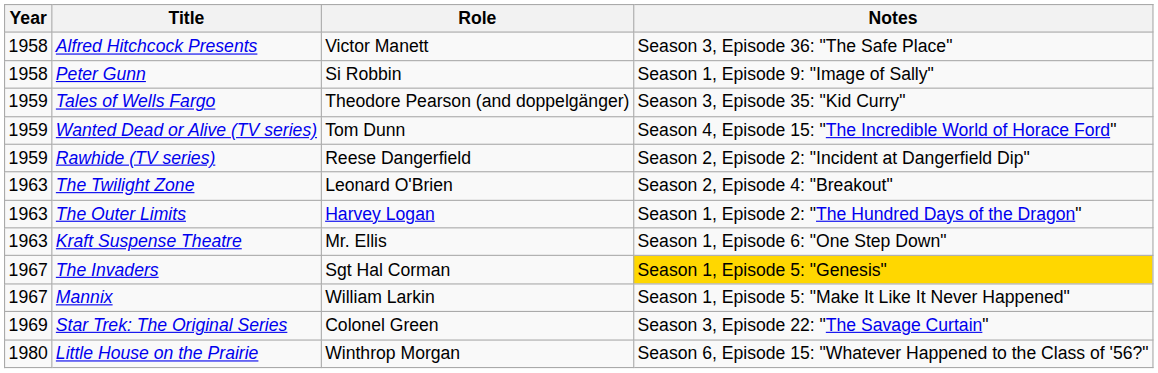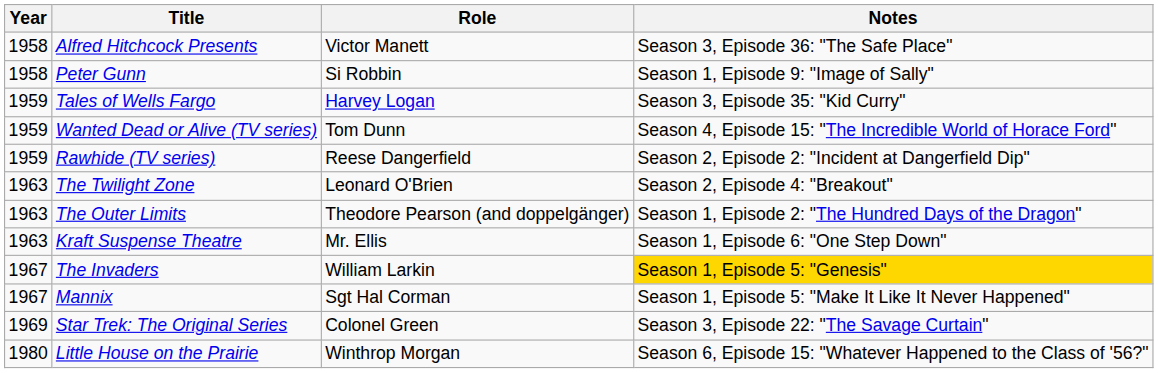(477, 102) Theodore Pearson (and doppelgänger) -> (380, 102) Harvey Logan
(380, 213) Harvey Logan -> (477, 213) Theodore Pearson (and doppelgänger)
(388, 269) Sgt Hal Corman -> (380, 269) William Larkin
(380, 297) William Larkin -> (388, 297) Sgt Hal Corman
